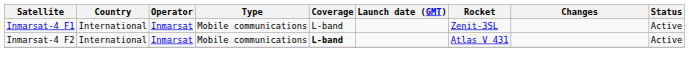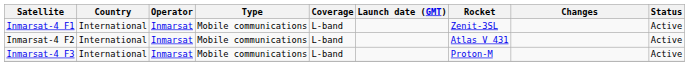(327, 40) bold -> (327, 40) normal
+ row: (40, 54)
